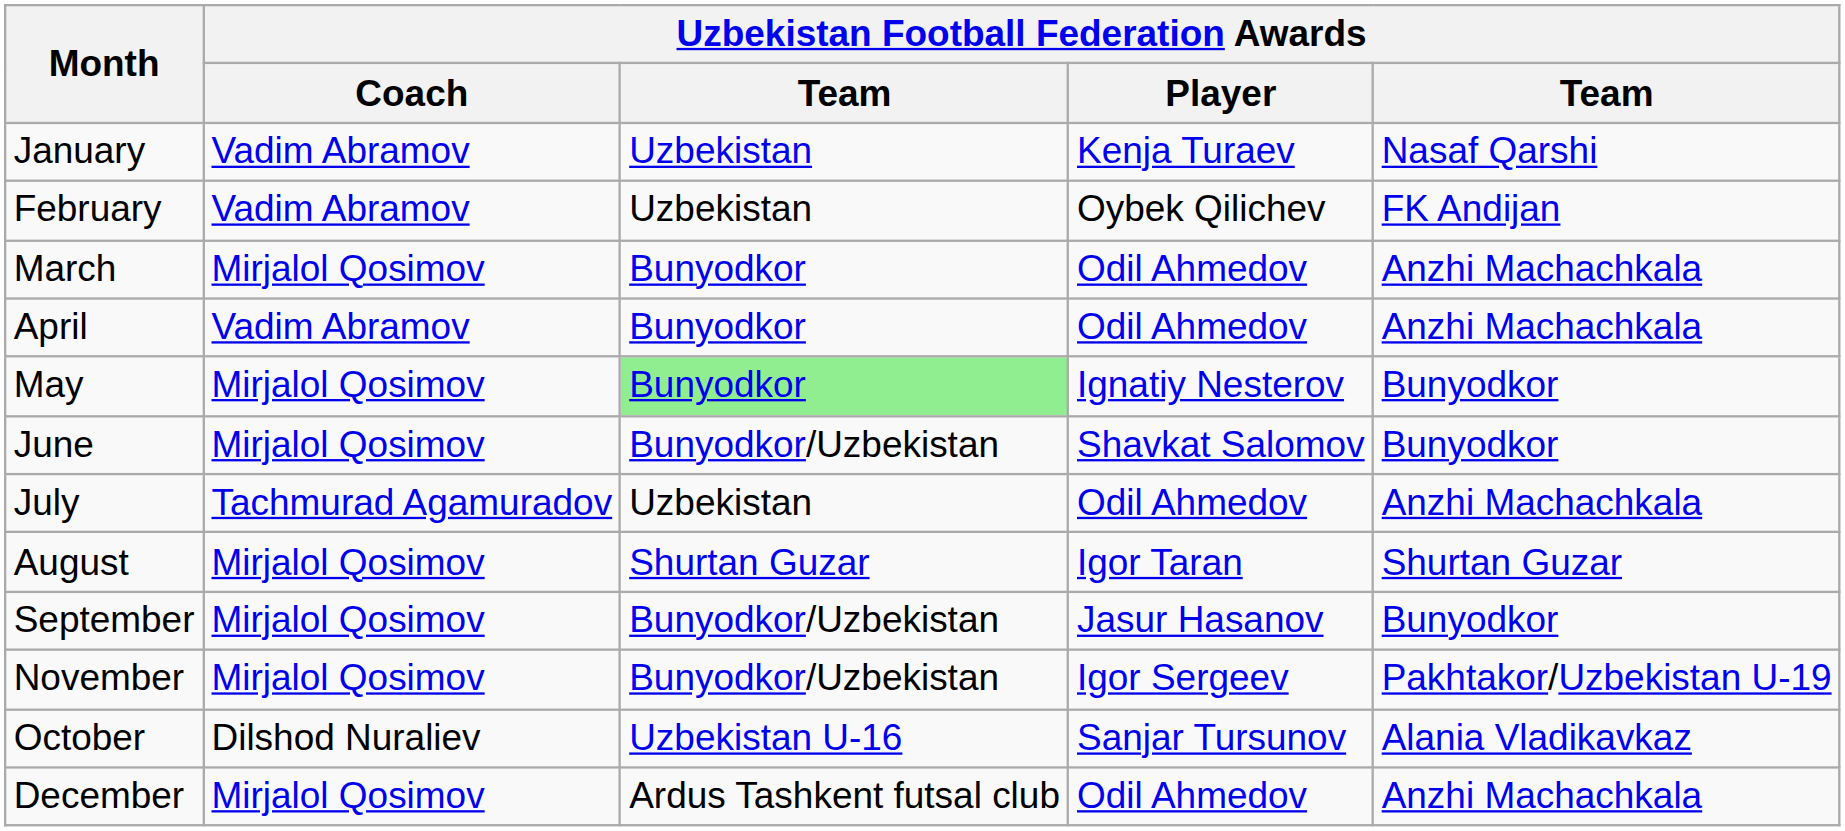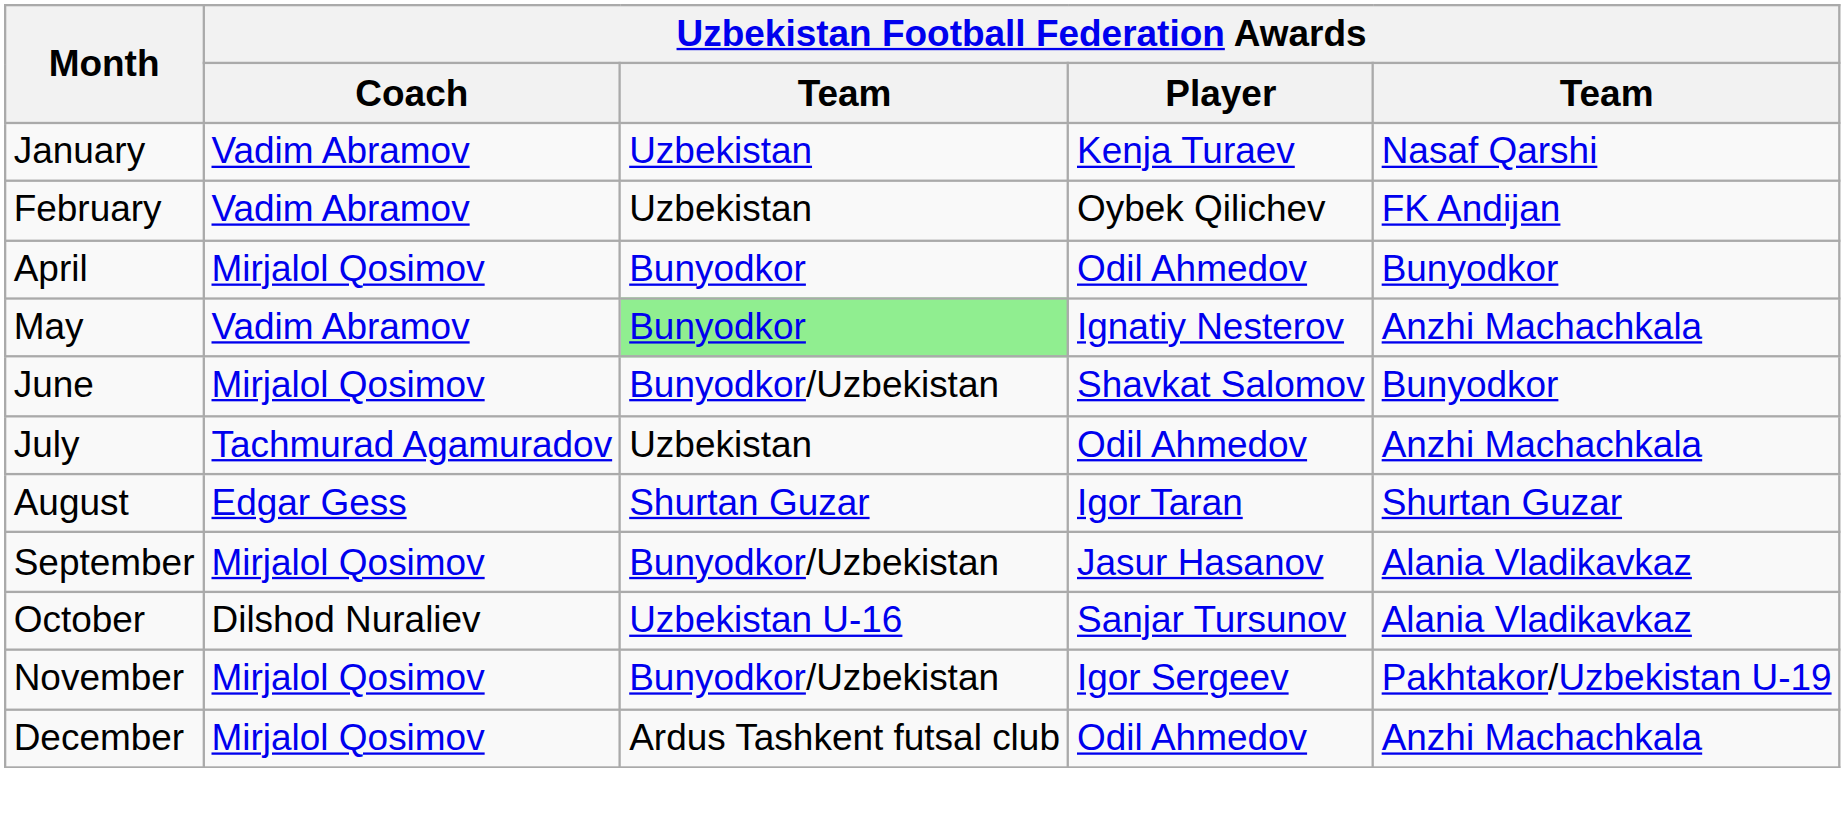- row: (65, 268)
(341, 326) Vadim Abramov -> (348, 268) Mirjalol Qosimov
(1542, 326) Anzhi Machachkala -> (1470, 268) Bunyodkor
(348, 385) Mirjalol Qosimov -> (341, 326) Vadim Abramov
(1470, 385) Bunyodkor -> (1542, 326) Anzhi Machachkala
(348, 561) Mirjalol Qosimov -> (309, 502) Edgar Gess
(1470, 619) Bunyodkor -> (1537, 561) Alania Vladikavkaz
rows swapped: (79, 737) <-> (99, 678)
